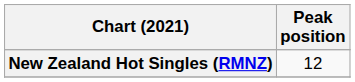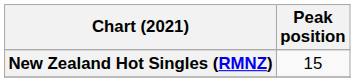(313, 63) 12 -> (313, 63) 15
